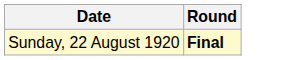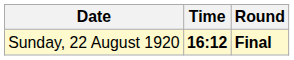+ column: (207, 17)
